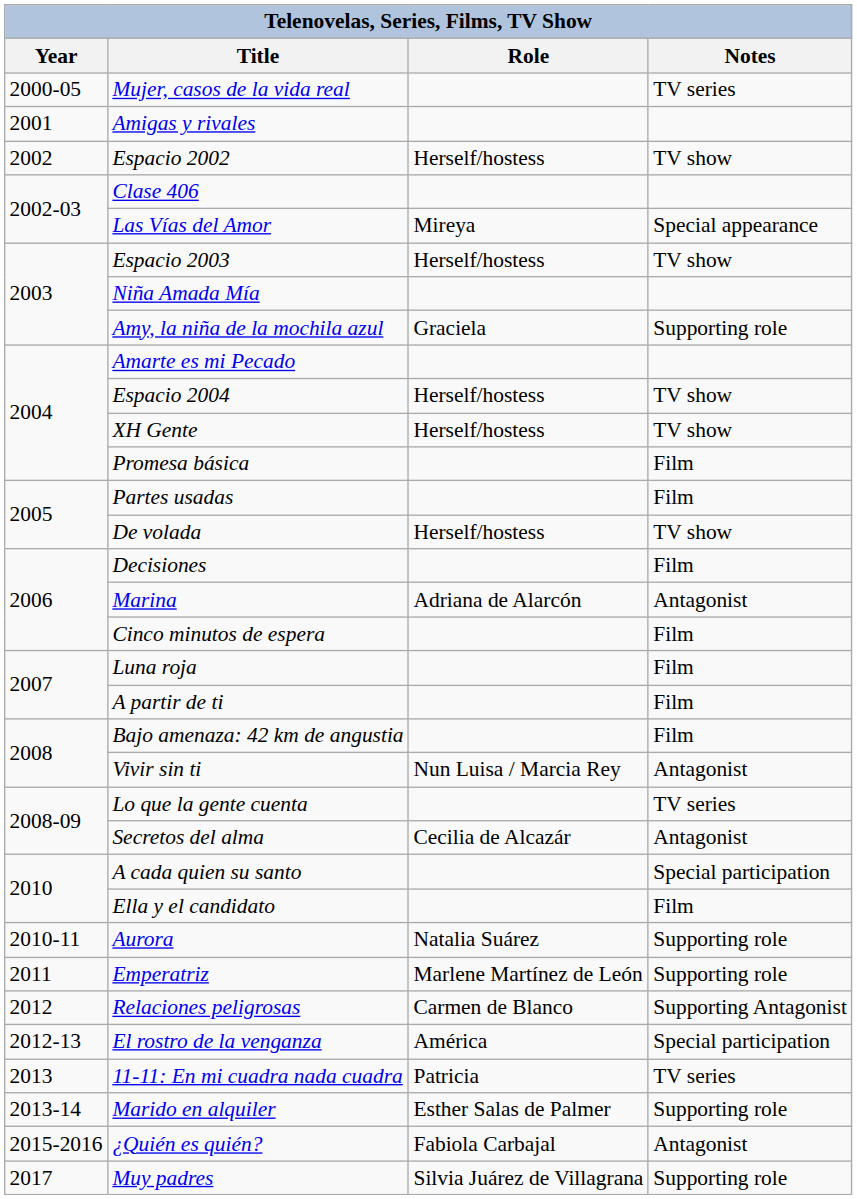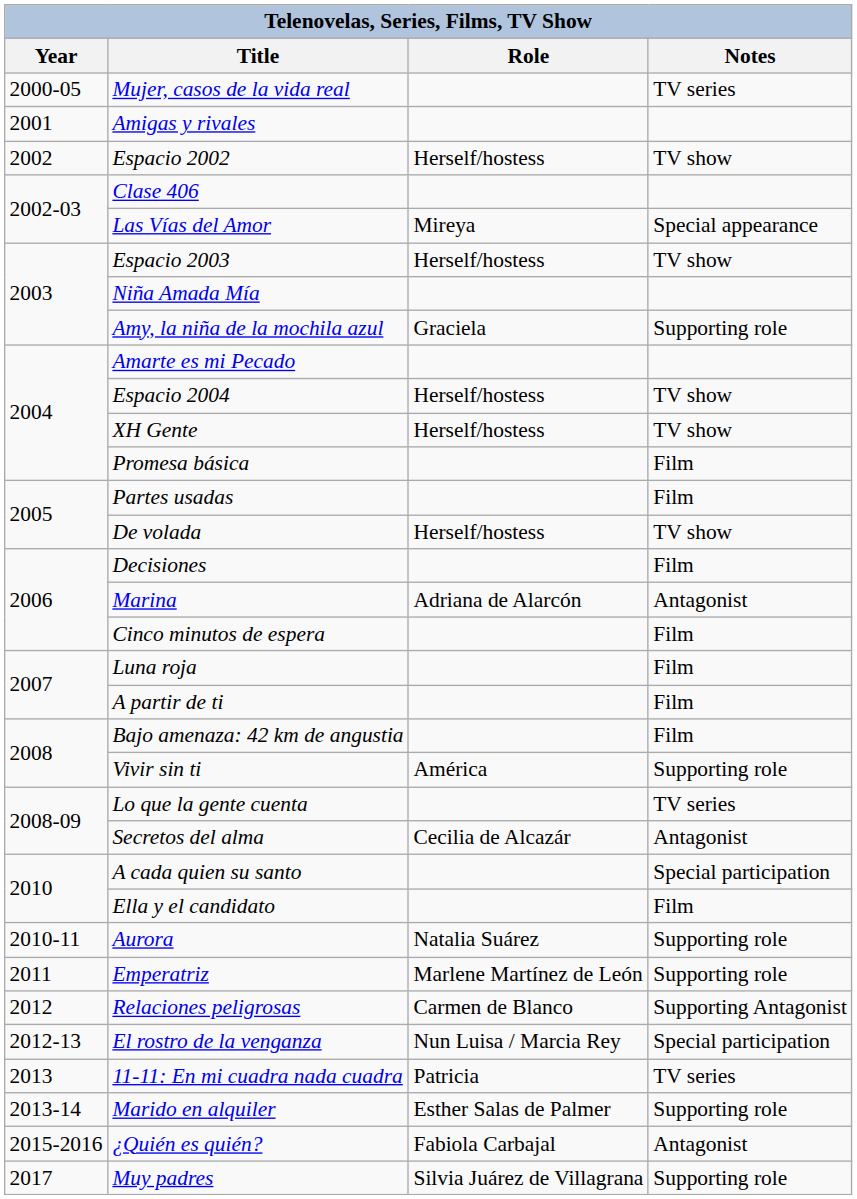(517, 769) Nun Luisa / Marcia Rey -> (450, 769) América
(700, 769) Antagonist -> (720, 769) Supporting role
(450, 1041) América -> (517, 1041) Nun Luisa / Marcia Rey
